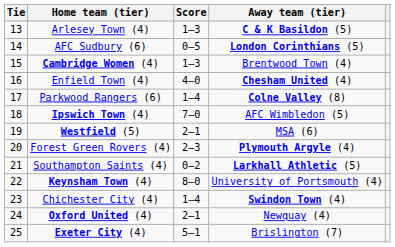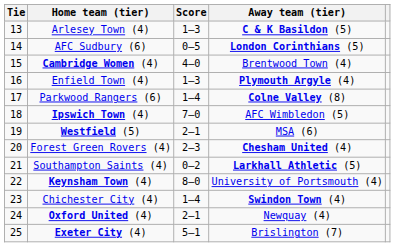(191, 64) 1–3 -> (191, 64) 4–0
(191, 81) 4–0 -> (191, 81) 1–3
(297, 81) Chesham United (4) -> (297, 81) Plymouth Argyle (4)
(297, 148) Plymouth Argyle (4) -> (297, 148) Chesham United (4)
